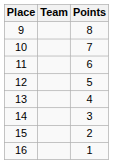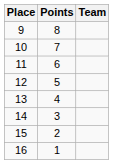columns swapped: (54, 13) <-> (90, 13)
